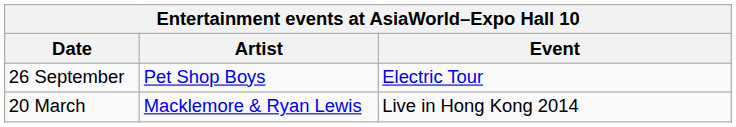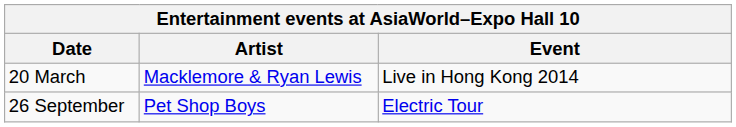rows swapped: (47, 106) <-> (67, 77)
